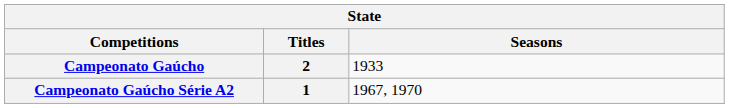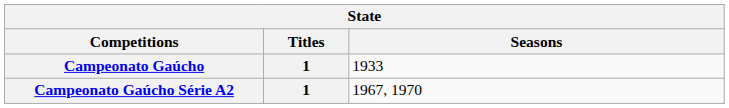(306, 66) 2 -> (306, 66) 1
